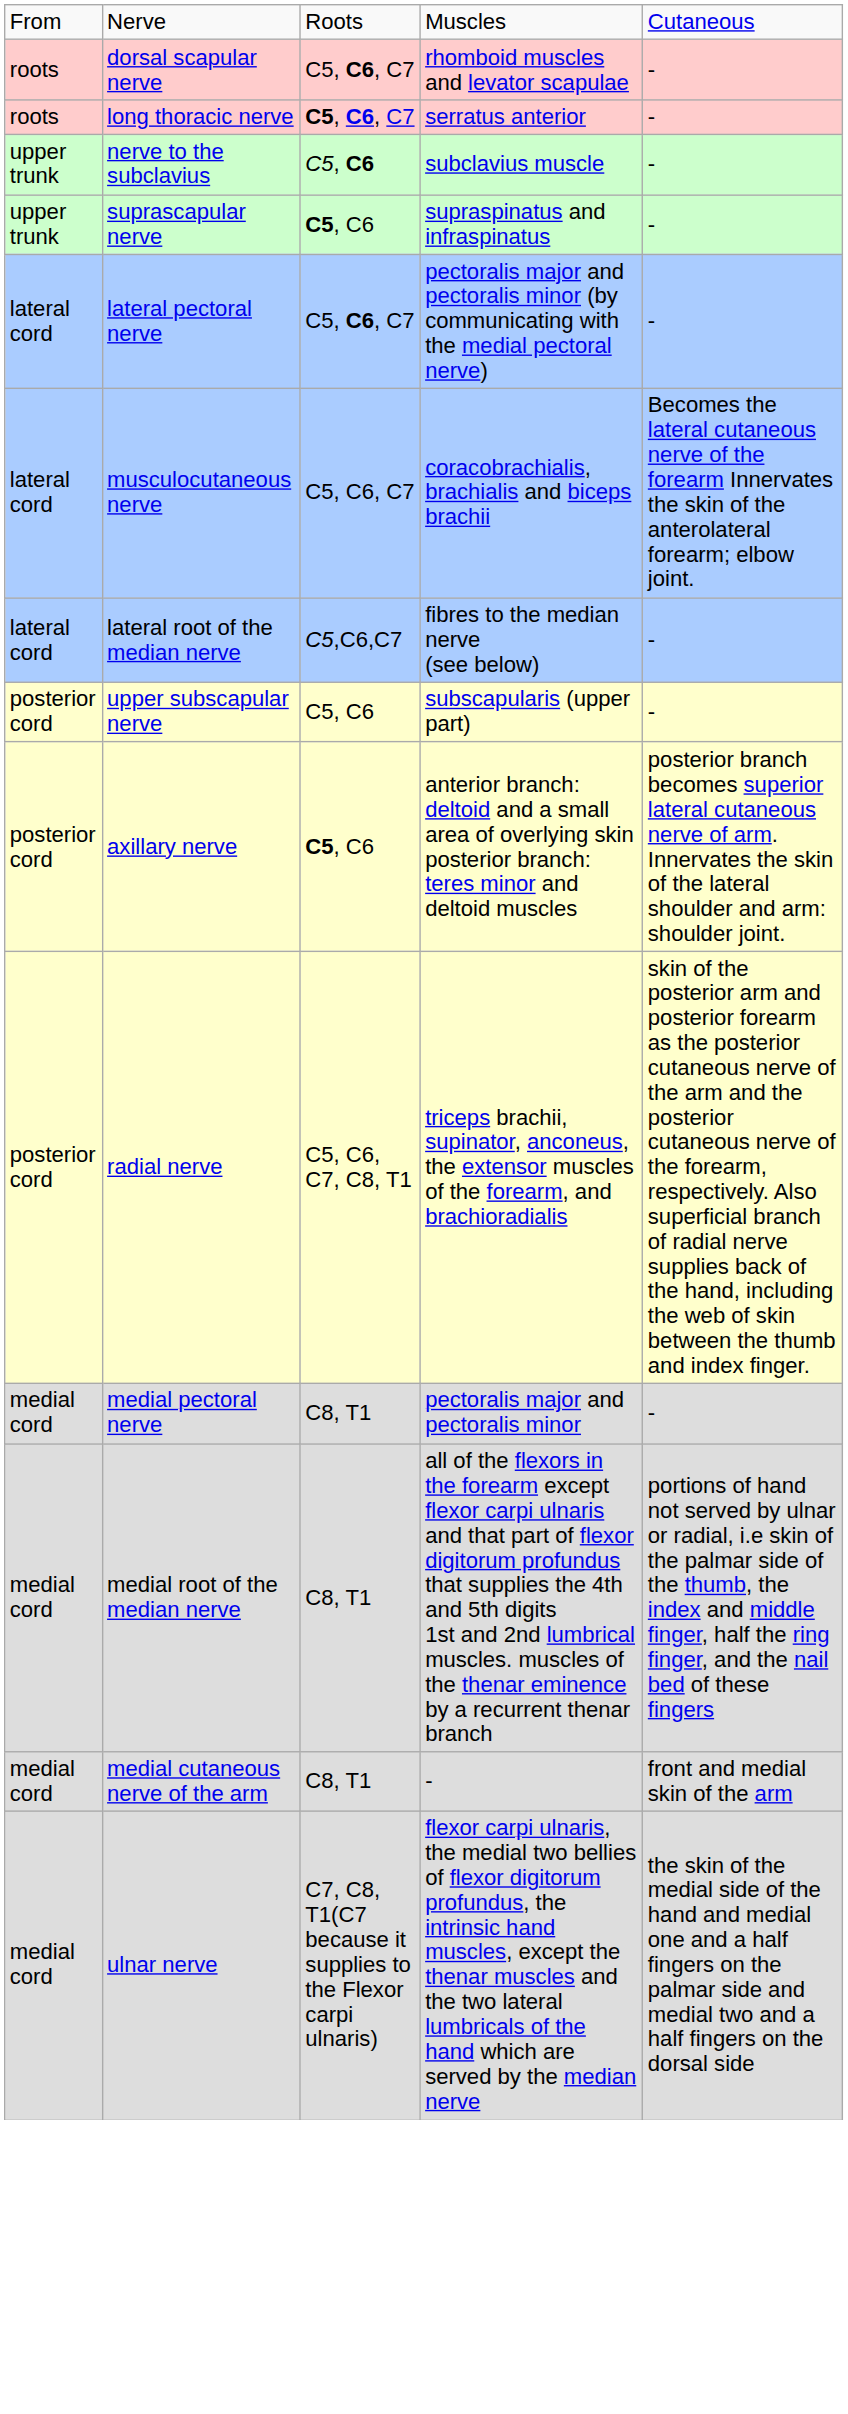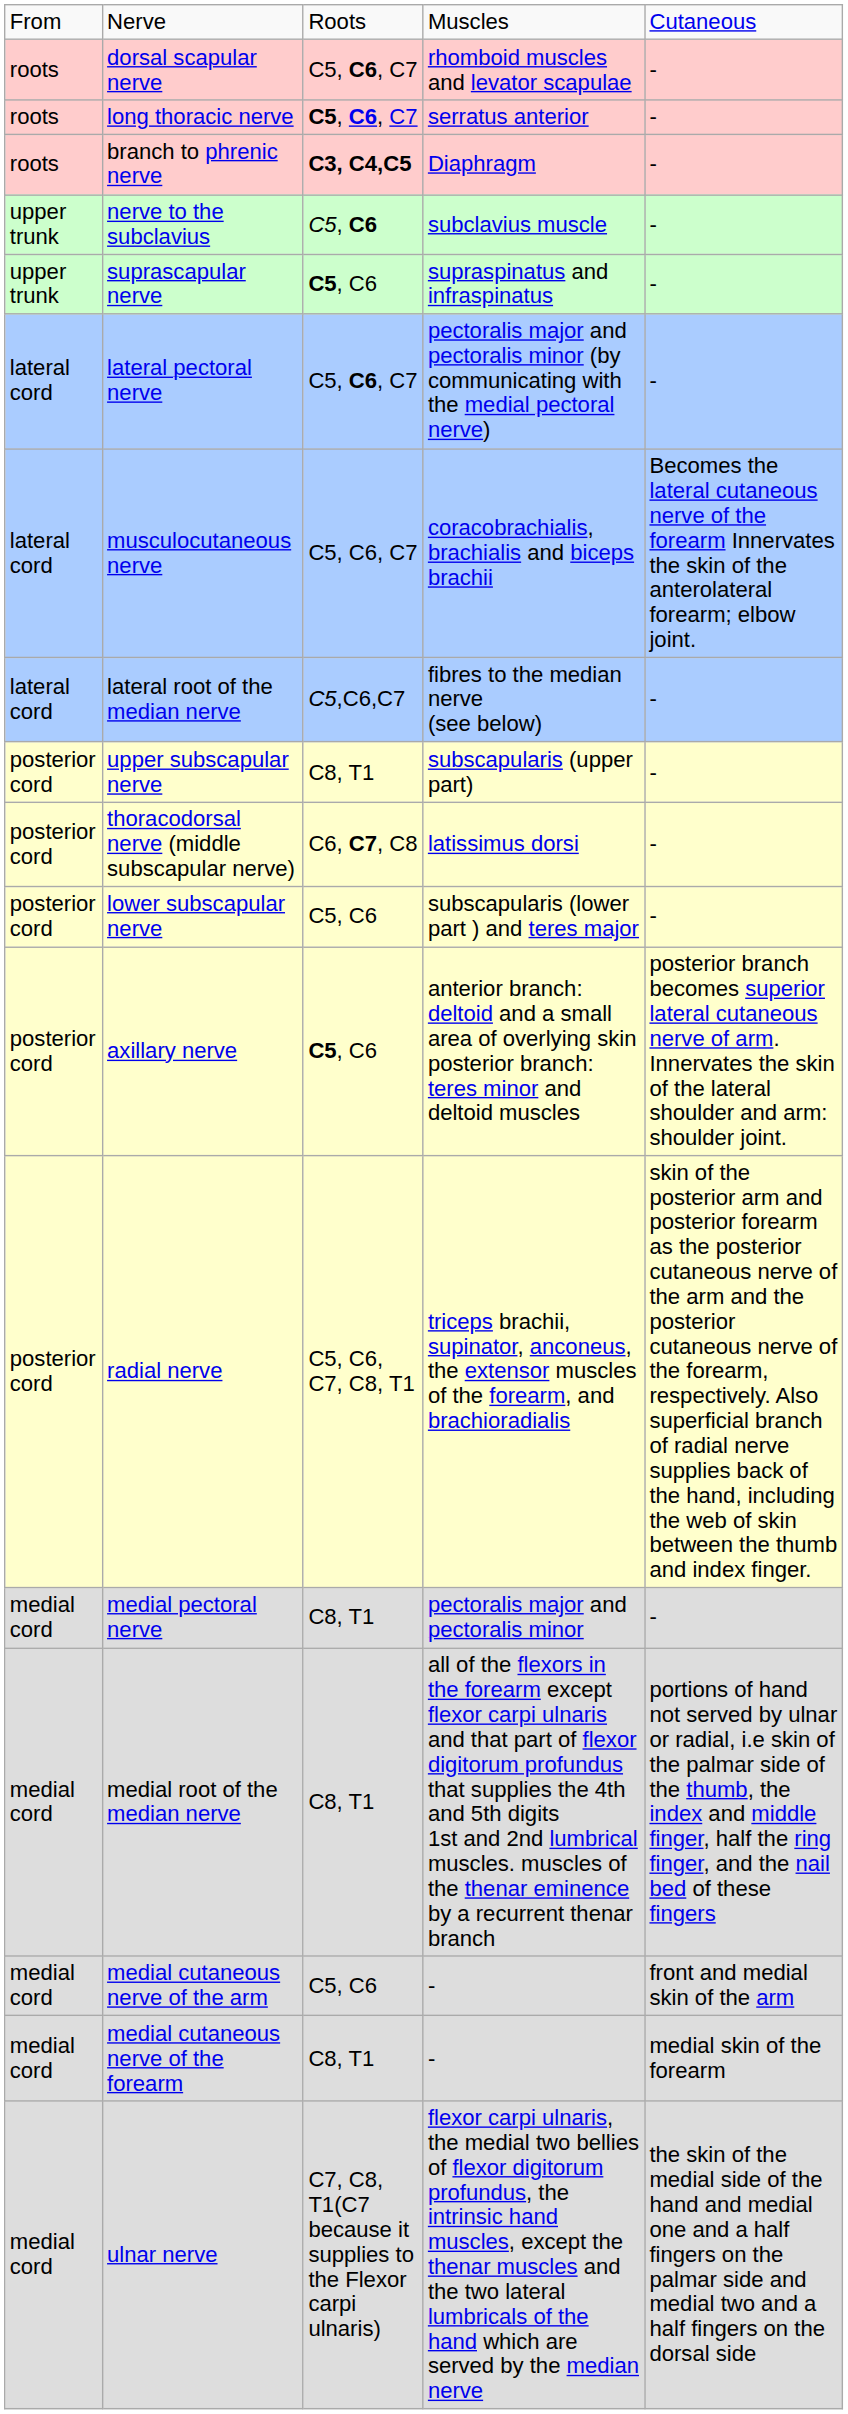+ row: (192, 164)
(340, 712) C5, C6 -> (341, 771) C8, T1
+ row: (201, 844)
+ row: (196, 916)
(338, 1781) C8, T1 -> (343, 1985) C5, C6
+ row: (194, 2058)
